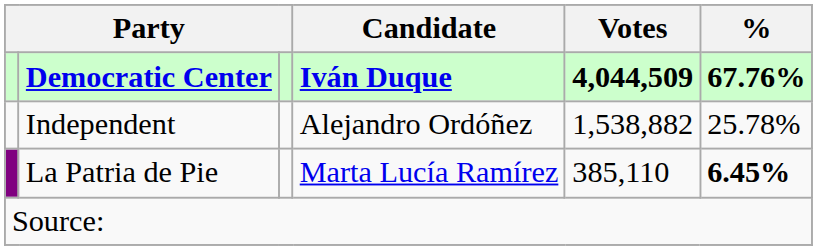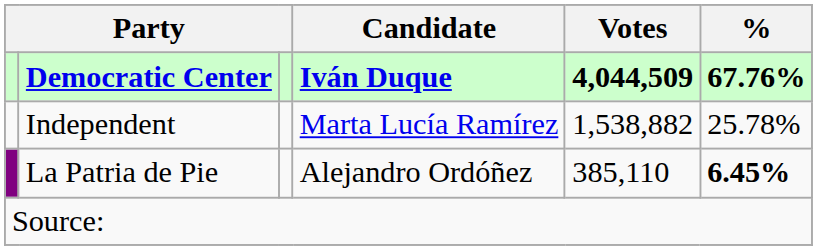(416, 124) Alejandro Ordóñez -> (429, 124) Marta Lucía Ramírez
(429, 172) Marta Lucía Ramírez -> (416, 172) Alejandro Ordóñez
